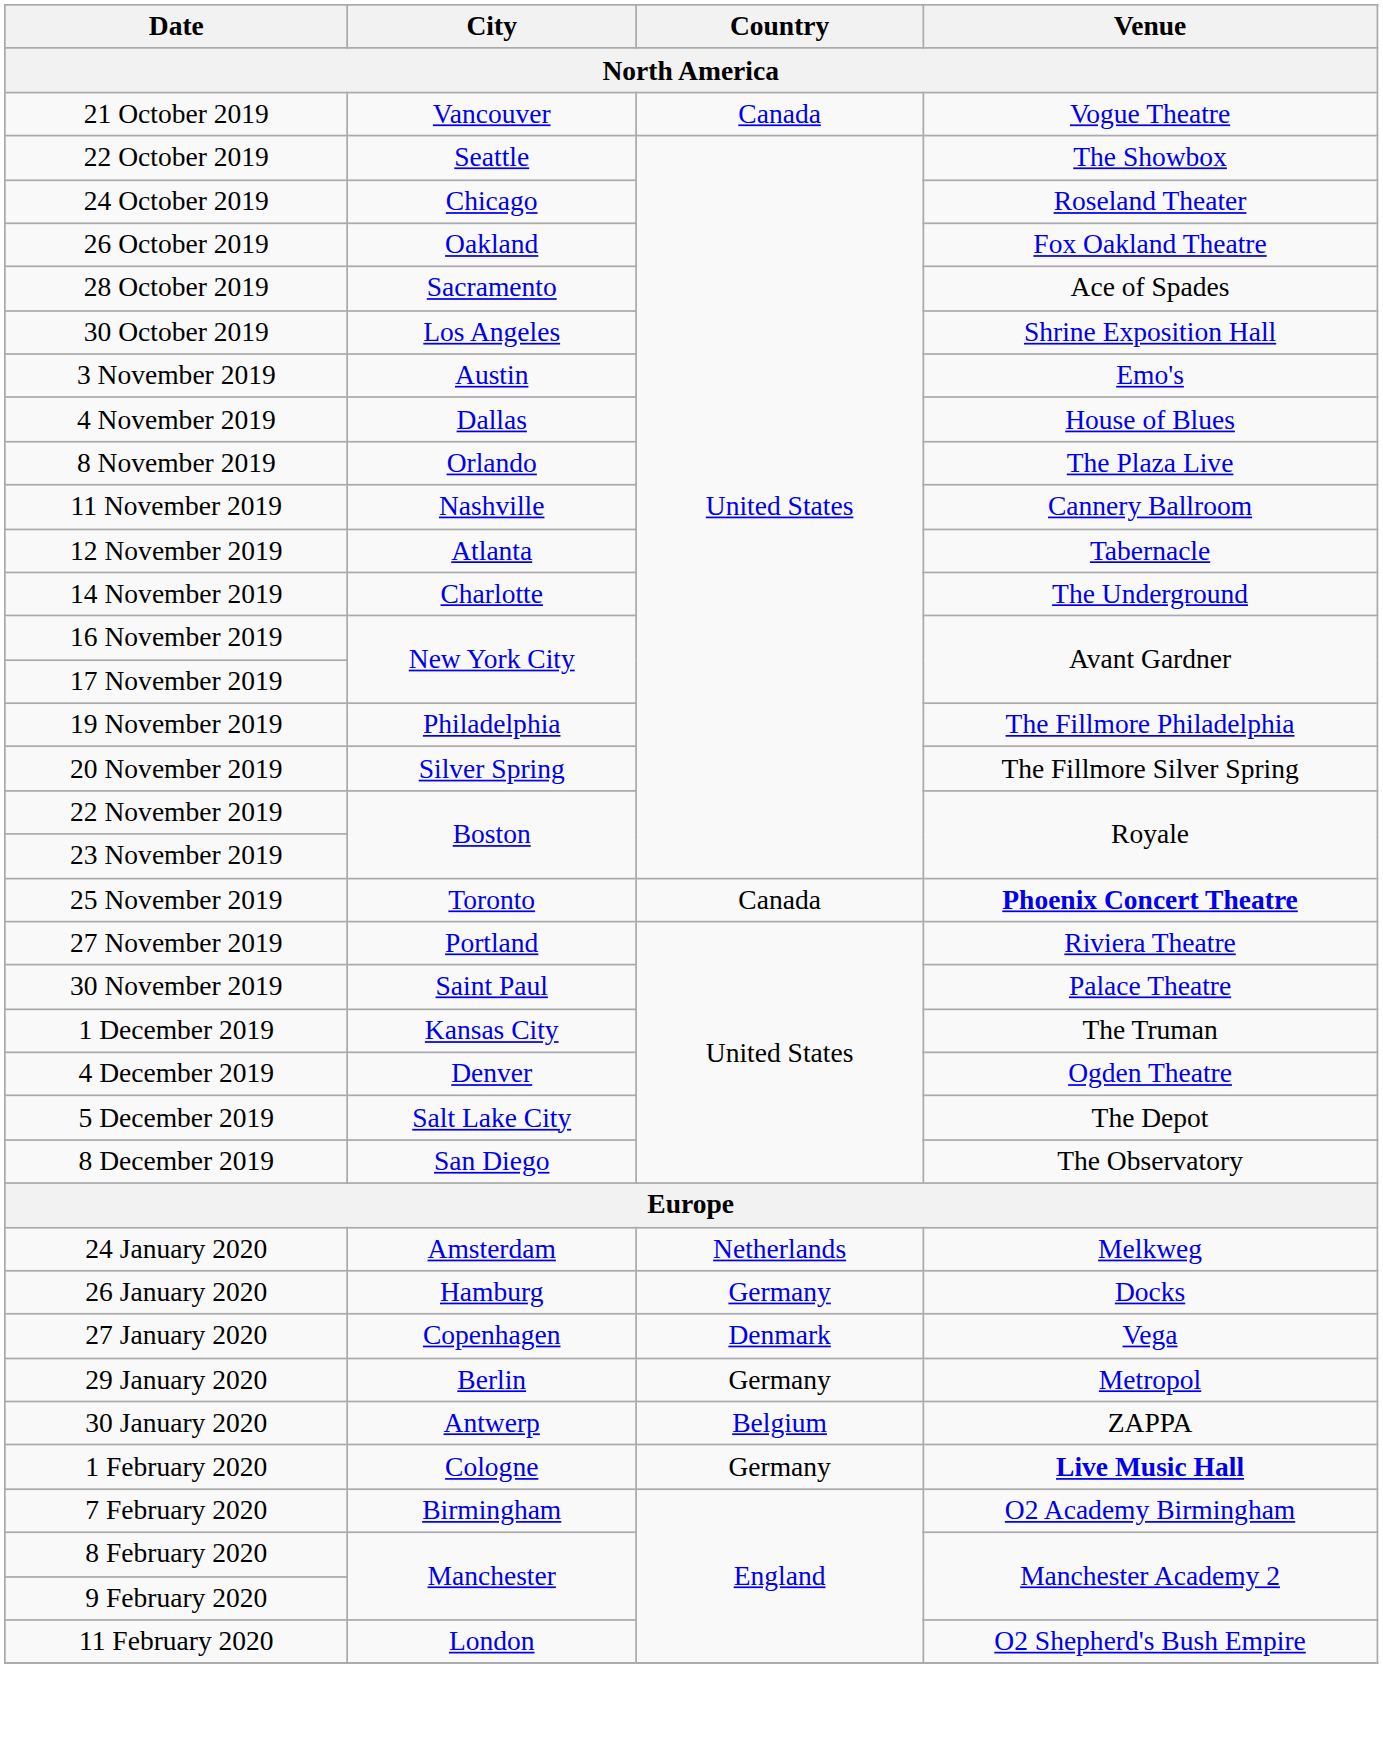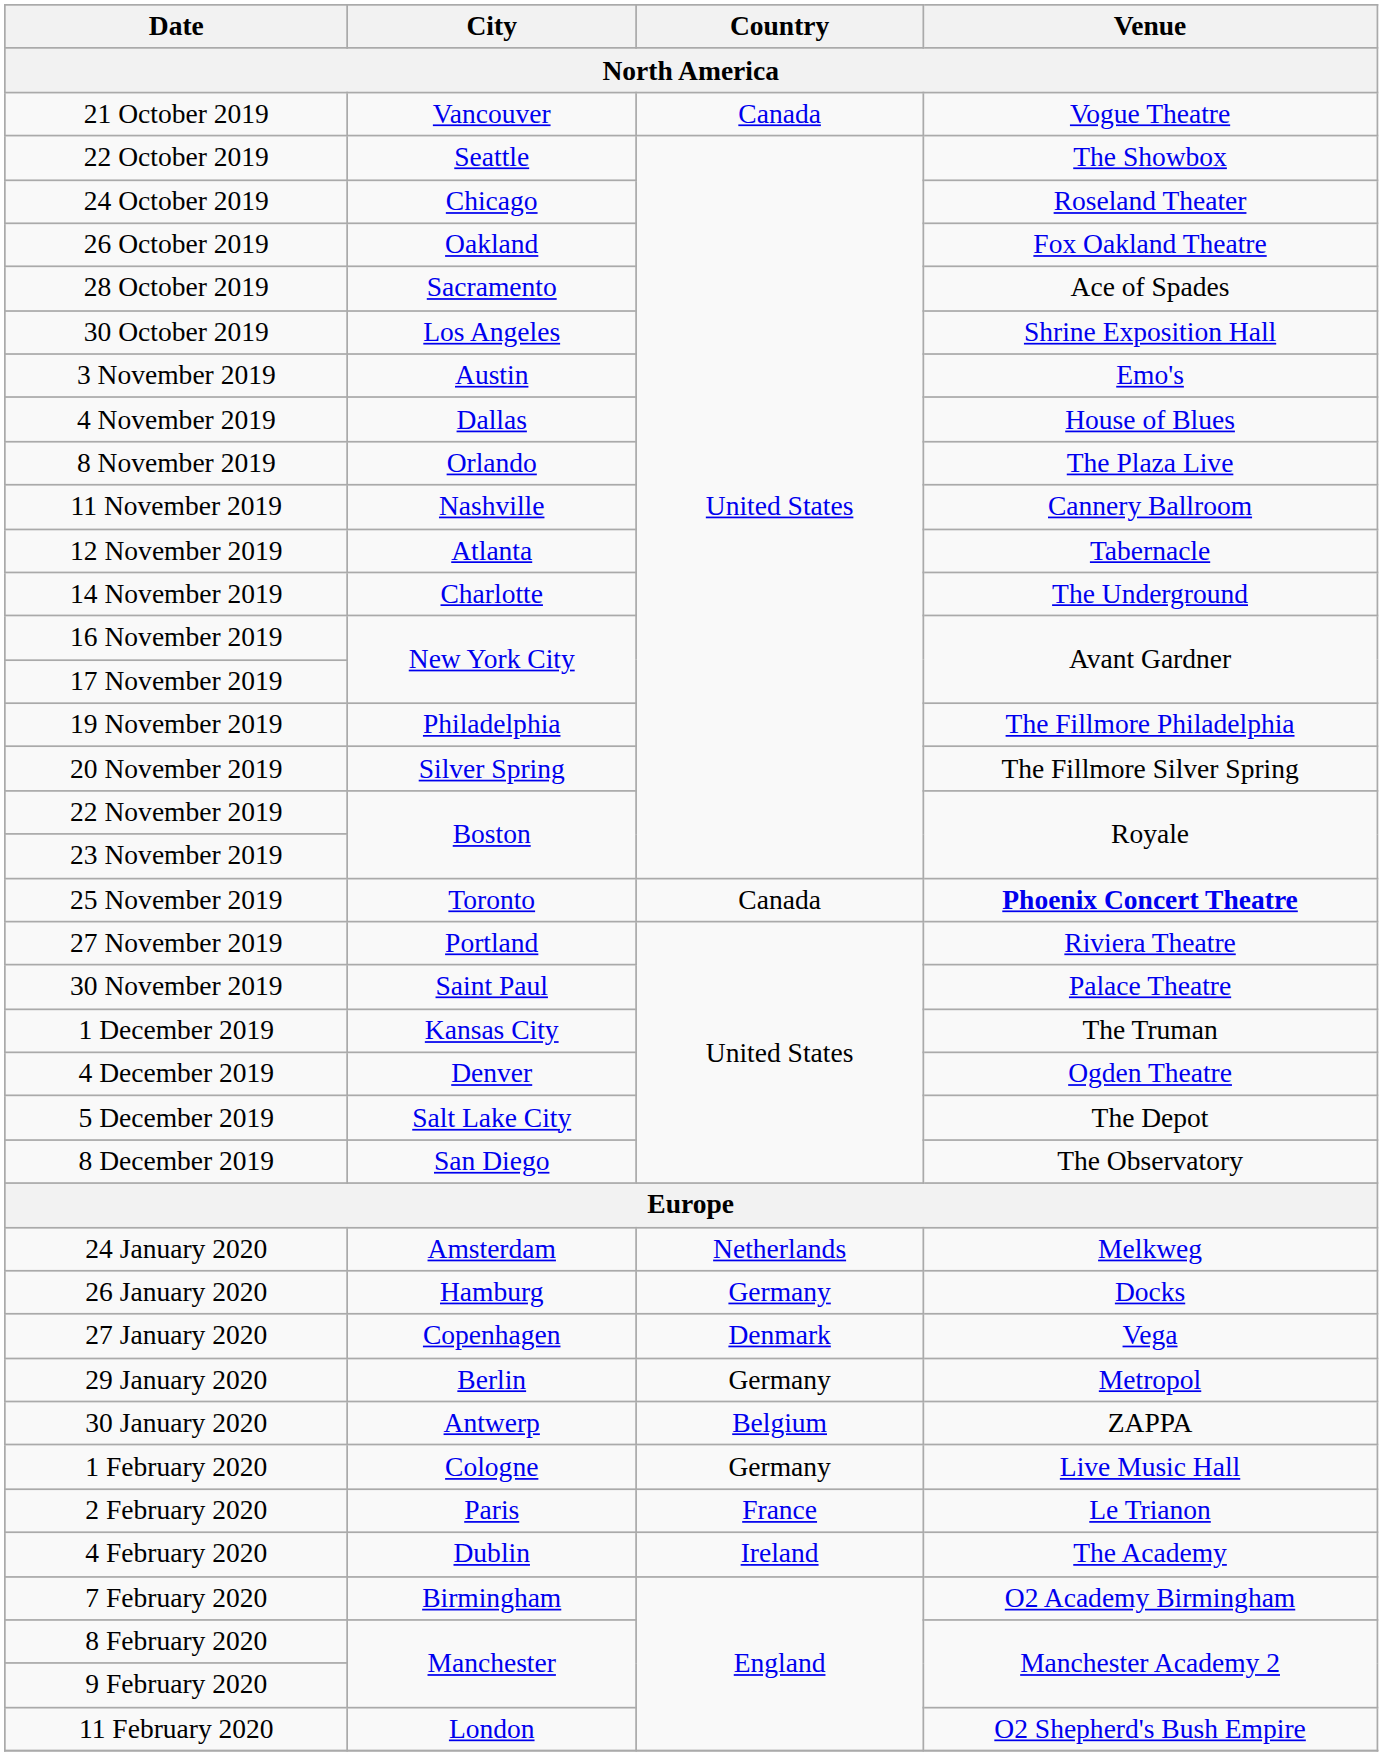(1150, 1466) bold -> (1150, 1466) normal
+ row: (176, 1510)
+ row: (176, 1553)
